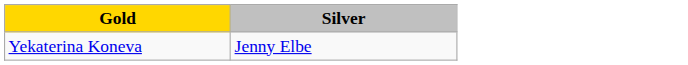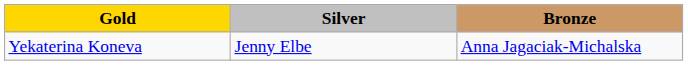+ column: (570, 18)
